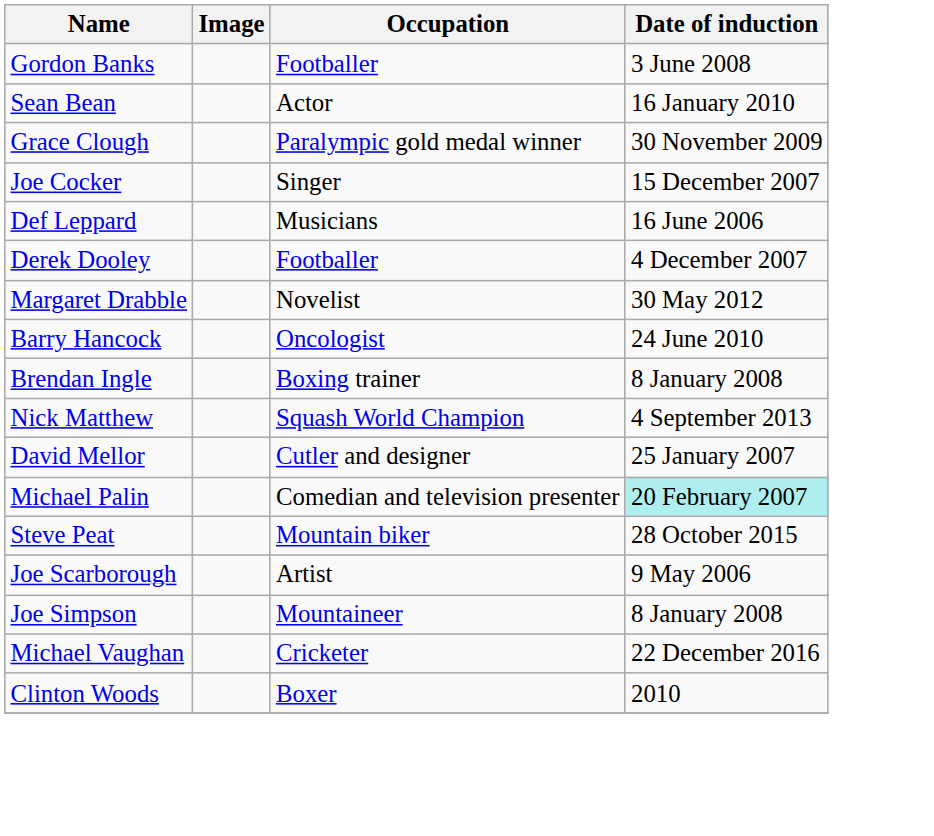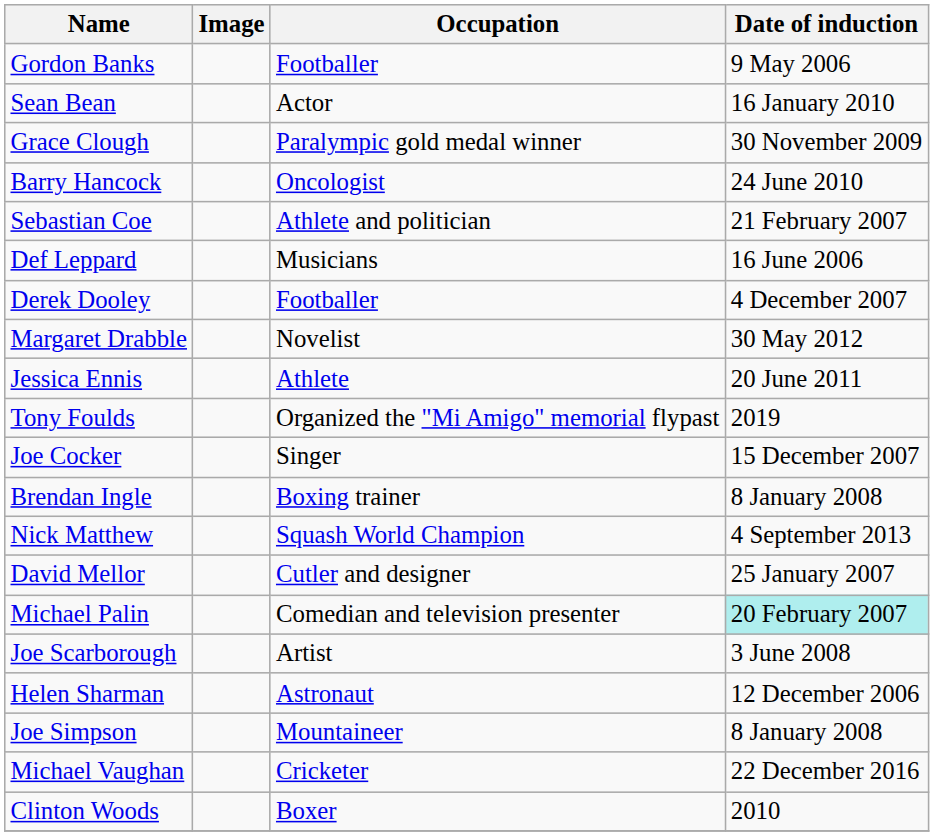(691, 63) 3 June 2008 -> (791, 63) 9 May 2006
rows swapped: (66, 181) <-> (86, 338)
+ row: (81, 220)
+ row: (76, 378)
+ row: (73, 417)
- row: (62, 535)
(691, 574) 9 May 2006 -> (791, 653) 3 June 2008
+ row: (87, 692)
